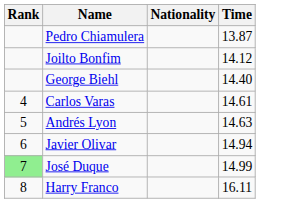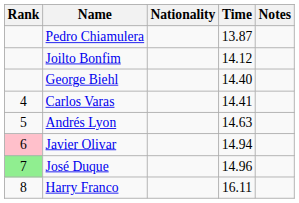+ column: (275, 15)
(237, 101) 14.61 -> (237, 101) 14.41
(23, 144) no background -> (23, 144) pink background
(237, 166) 14.99 -> (237, 166) 14.96
